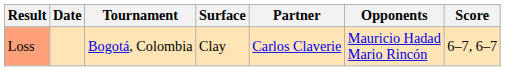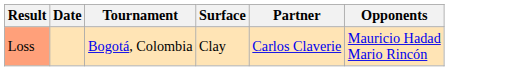- column: (472, 15)
